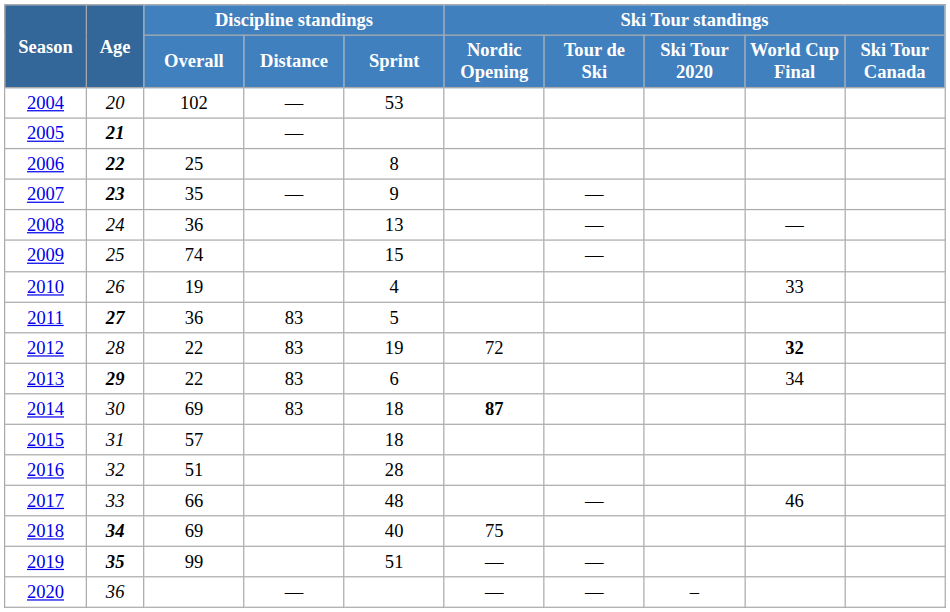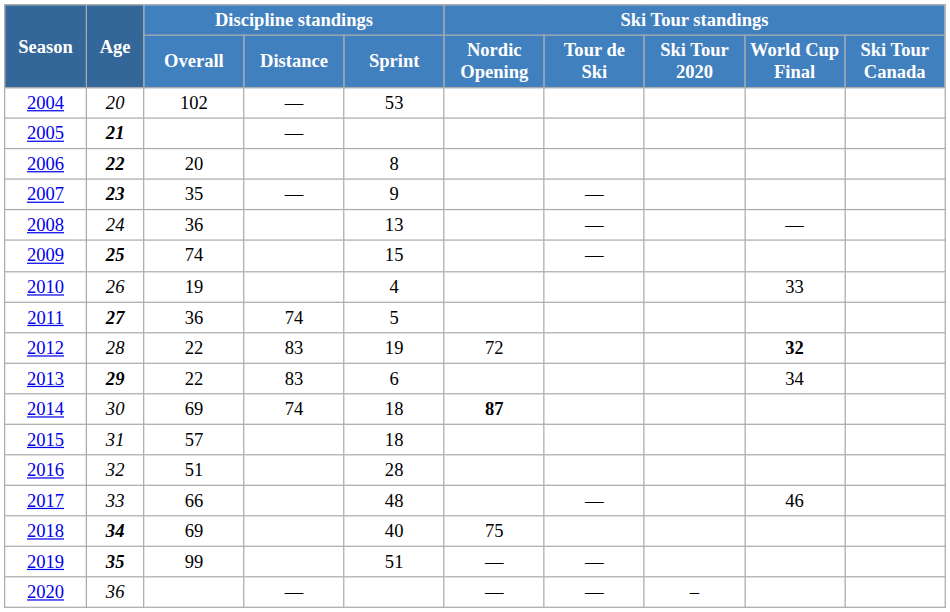(194, 164) 25 -> (194, 164) 20
(115, 255) normal -> (115, 255) bold
(294, 317) 83 -> (294, 317) 74
(294, 408) 83 -> (294, 408) 74
